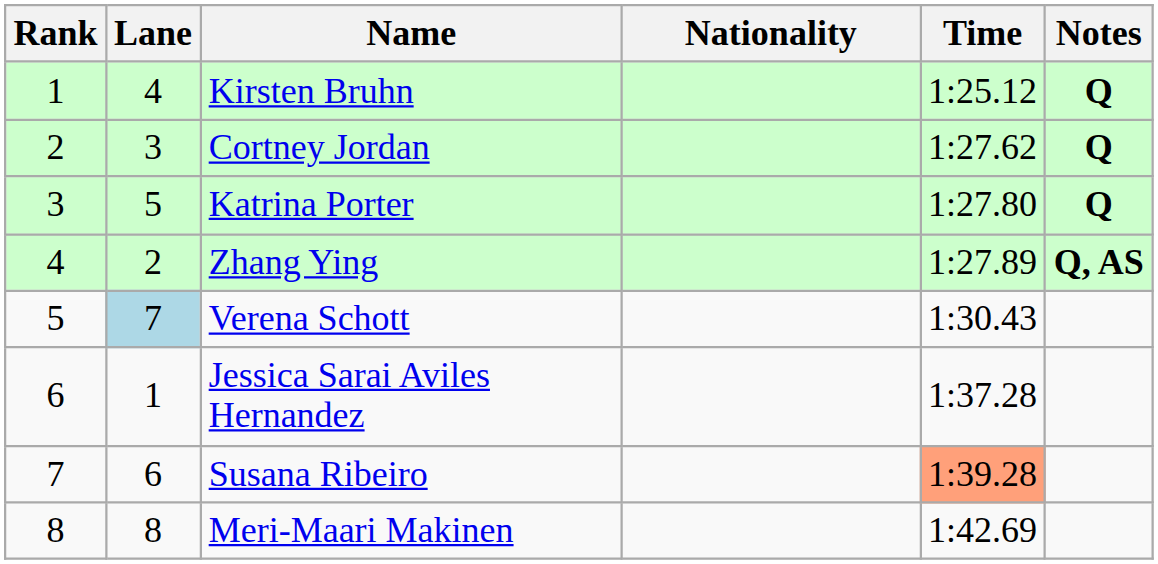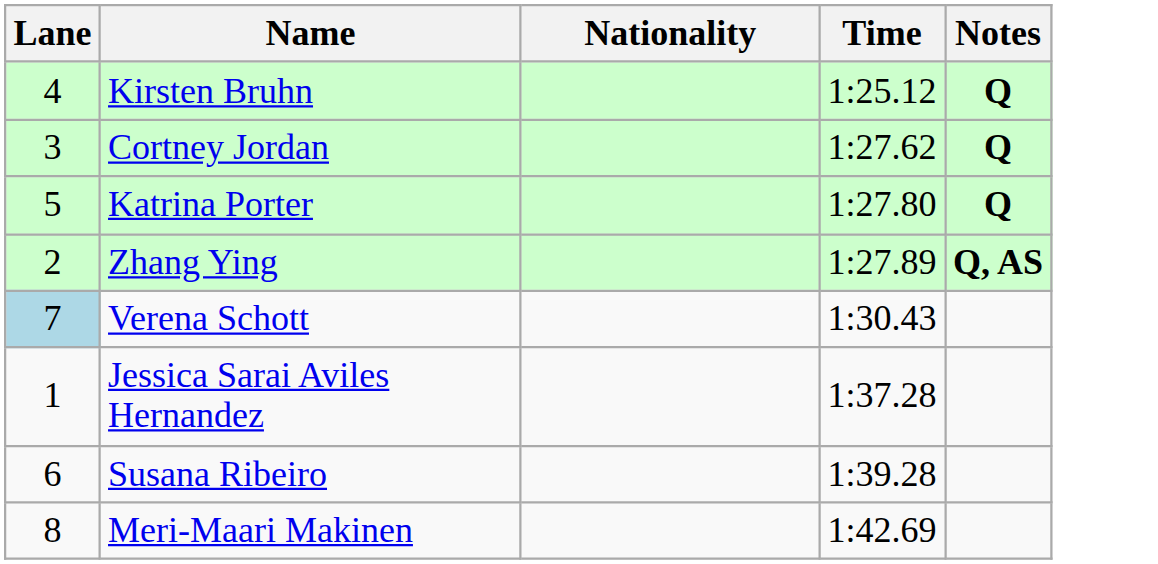- column: (55, 33)
(983, 473) lightsalmon background -> (882, 473) no background
